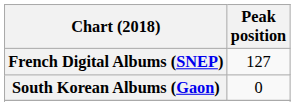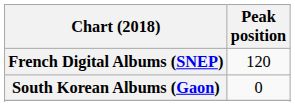(259, 61) 127 -> (259, 61) 120
